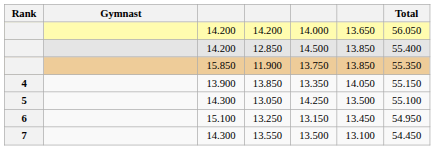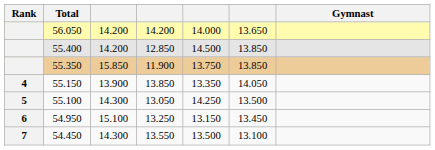columns swapped: (121, 13) <-> (407, 13)
